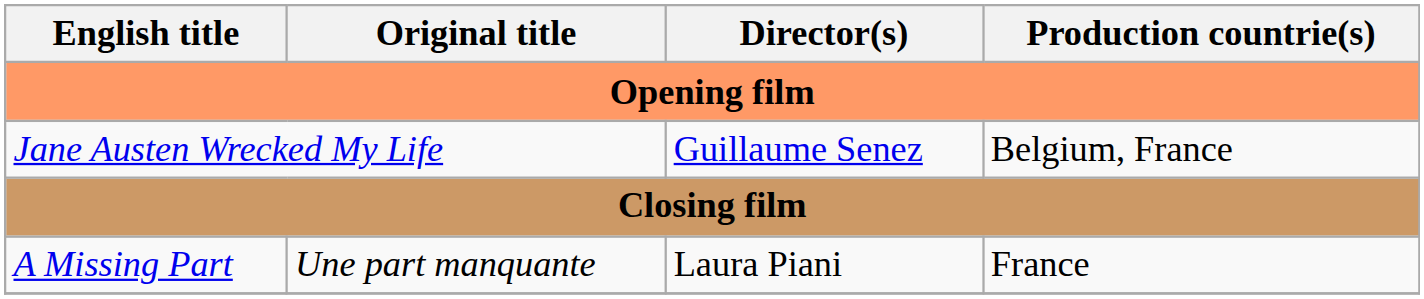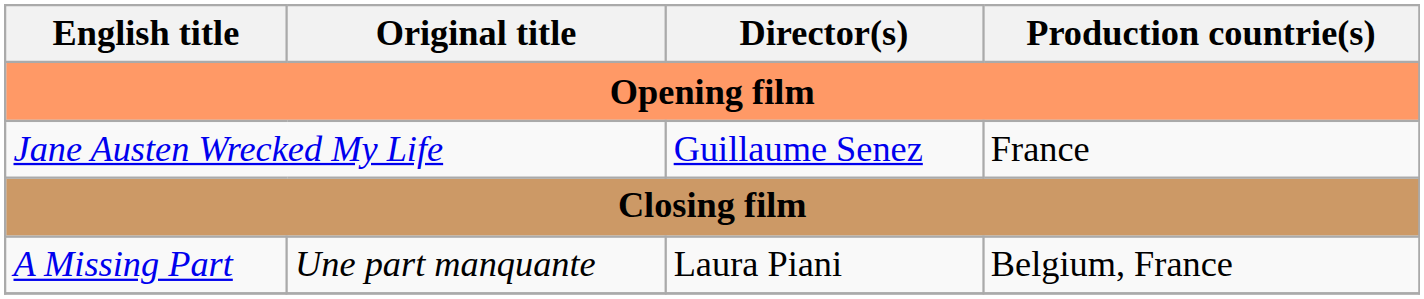(1112, 148) Belgium, France -> (1040, 148) France
(1040, 263) France -> (1112, 263) Belgium, France
